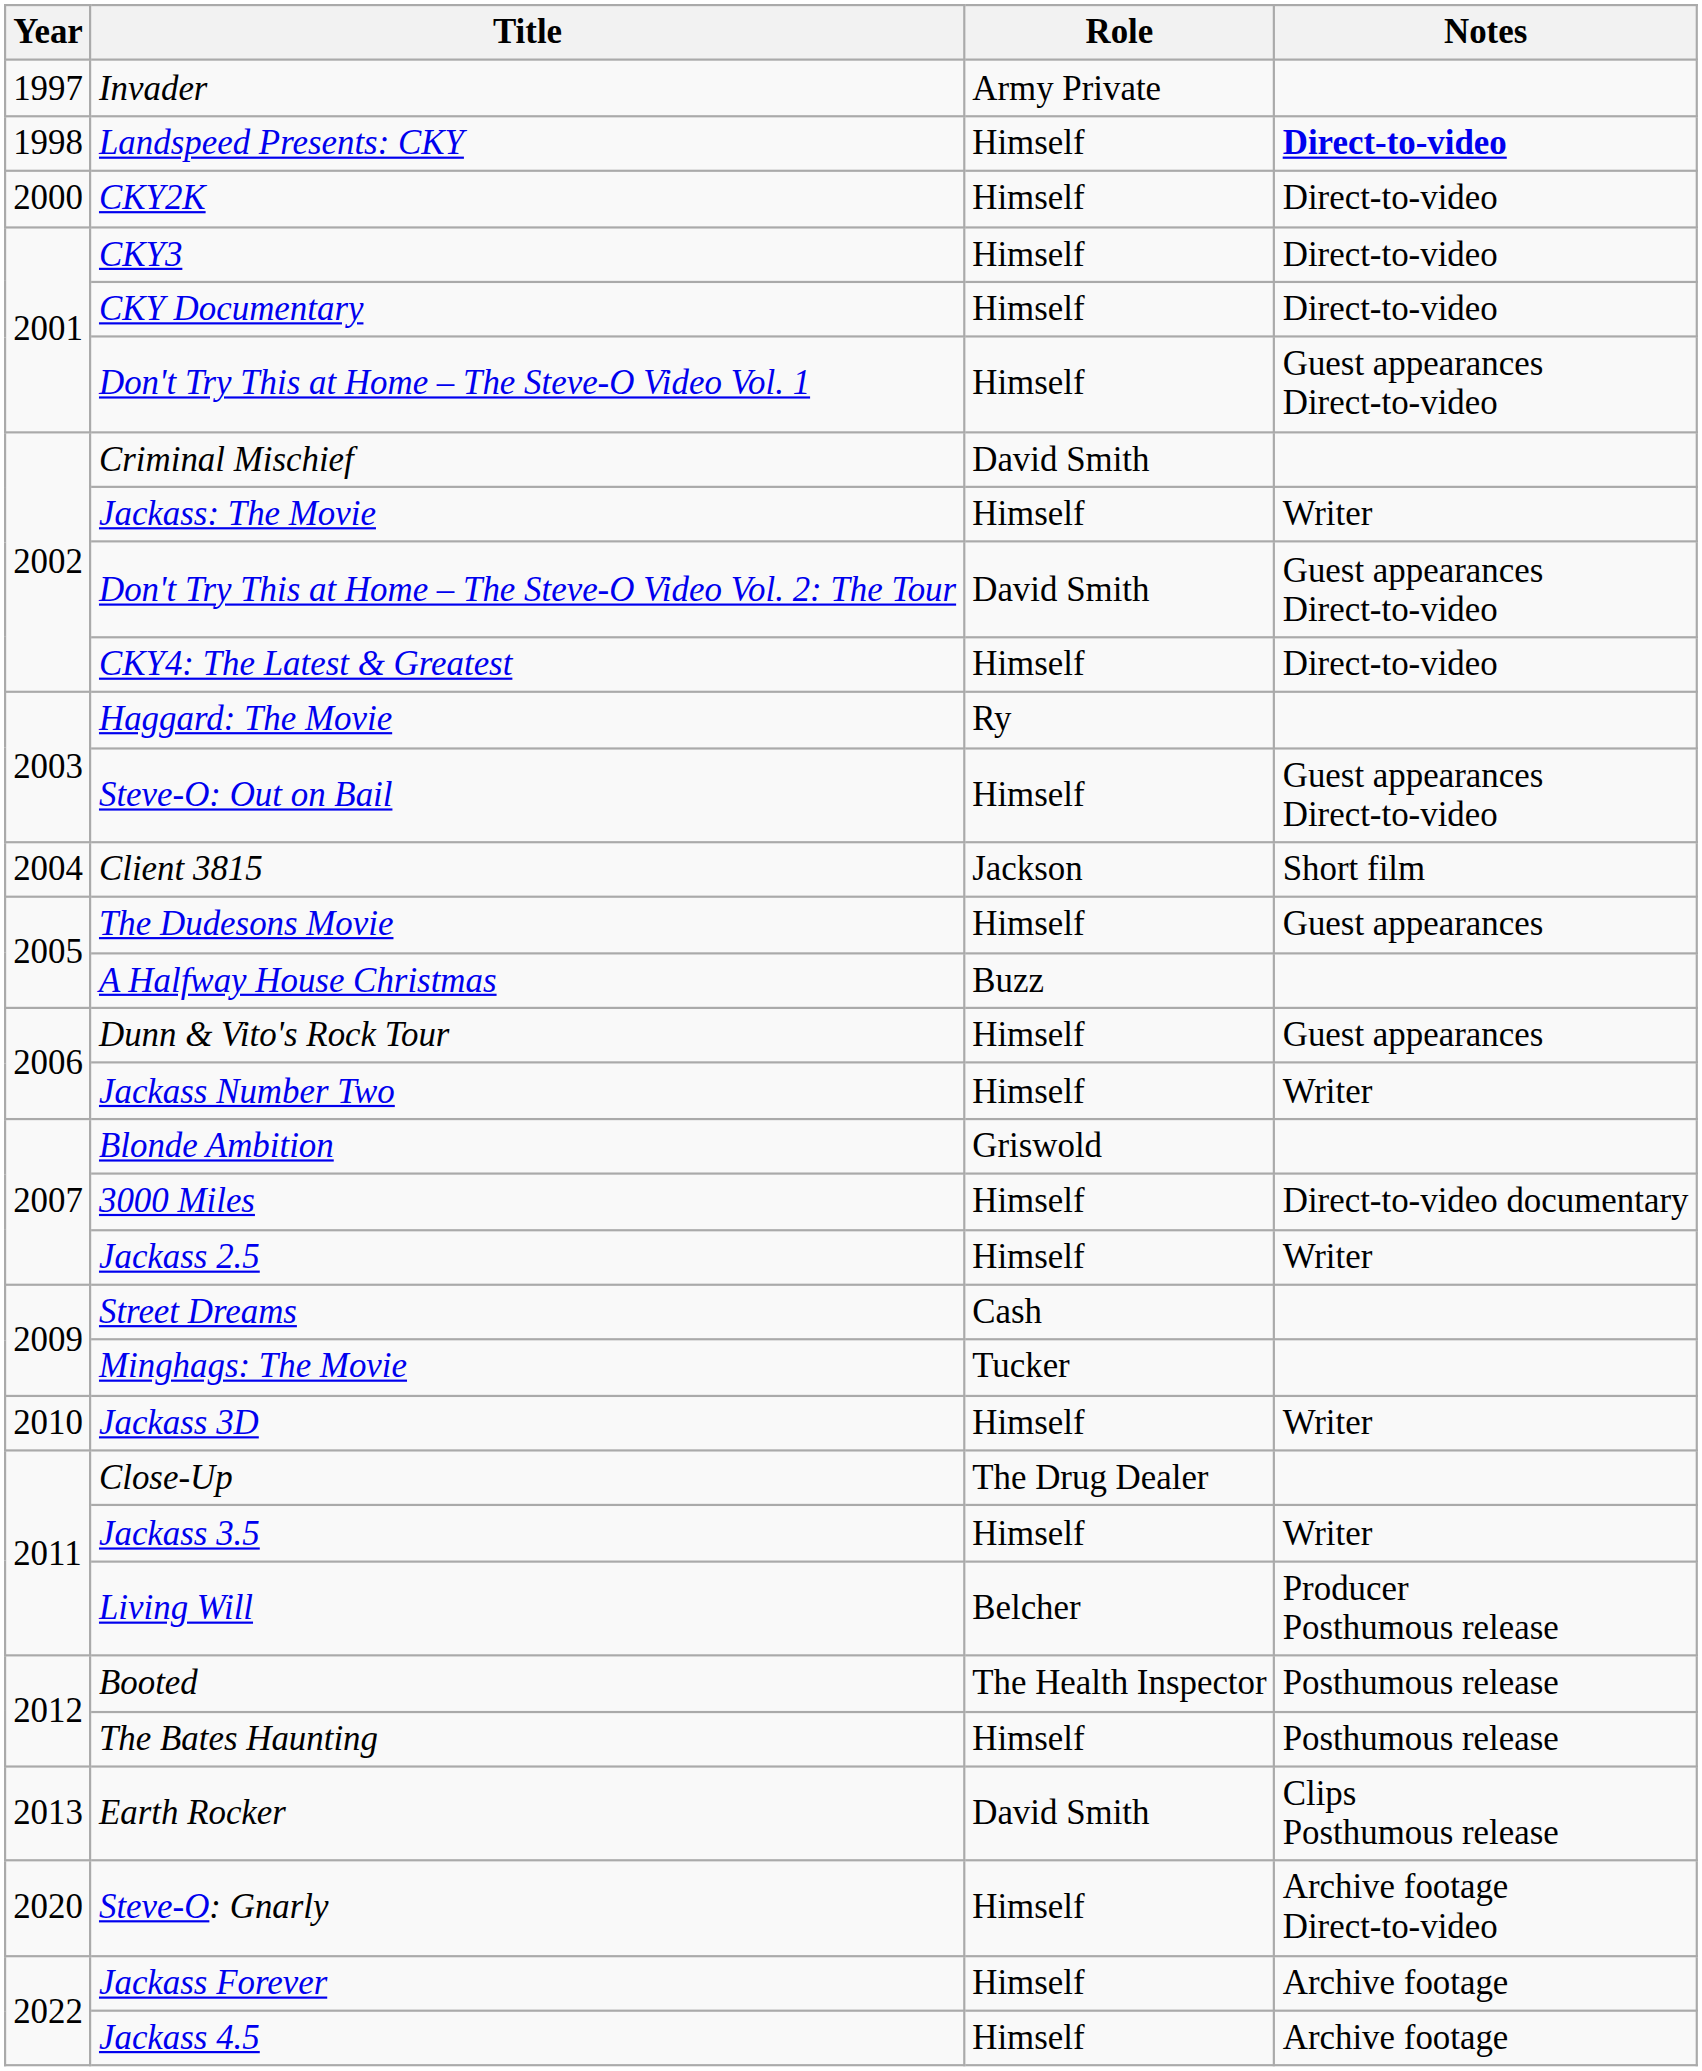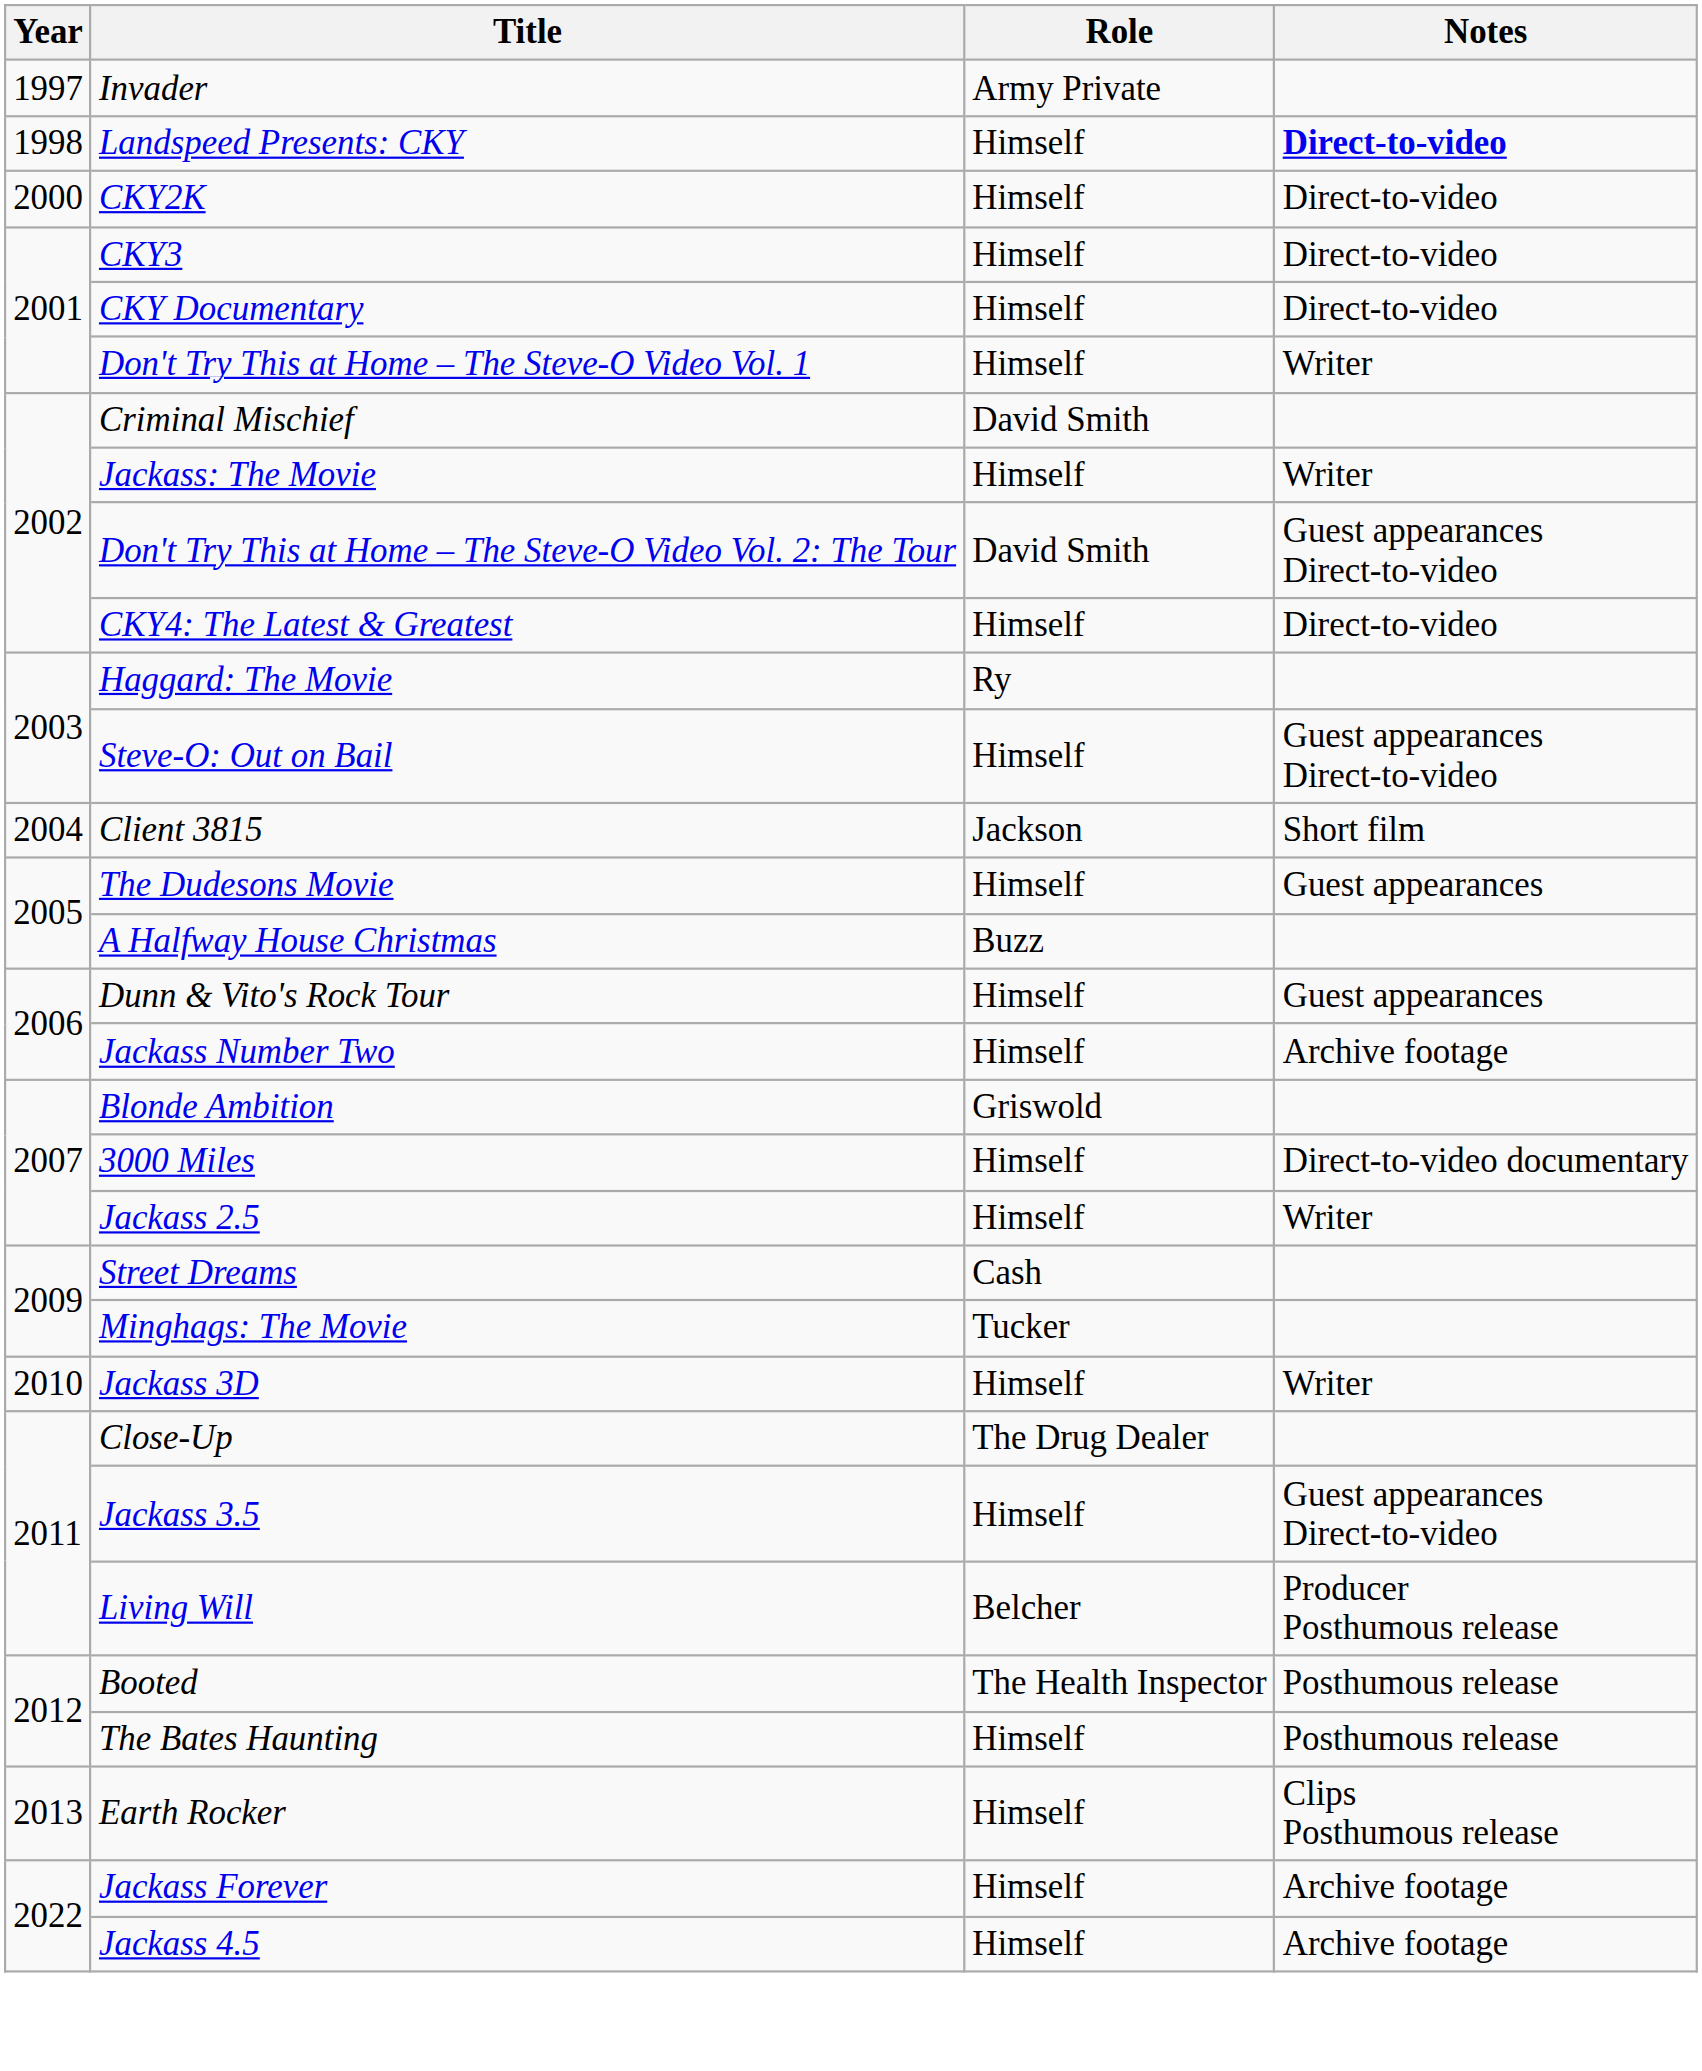(1413, 383) Guest appearances Direct-to-video -> (1328, 364) Writer
(1328, 1090) Writer -> (1396, 1051) Archive footage
(1328, 1532) Writer -> (1413, 1513) Guest appearances Direct-to-video
(1061, 1812) David Smith -> (1028, 1812) Himself
- row: (214, 1907)
